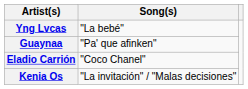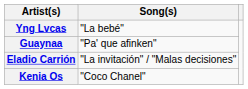(113, 60) "Coco Chanel" -> (158, 60) "La invitación" / "Malas decisiones"
(158, 76) "La invitación" / "Malas decisiones" -> (113, 76) "Coco Chanel"
